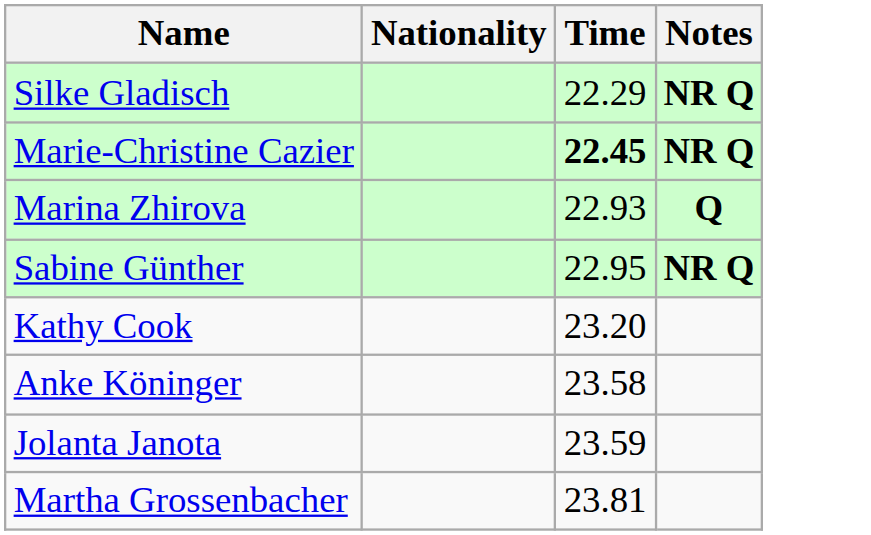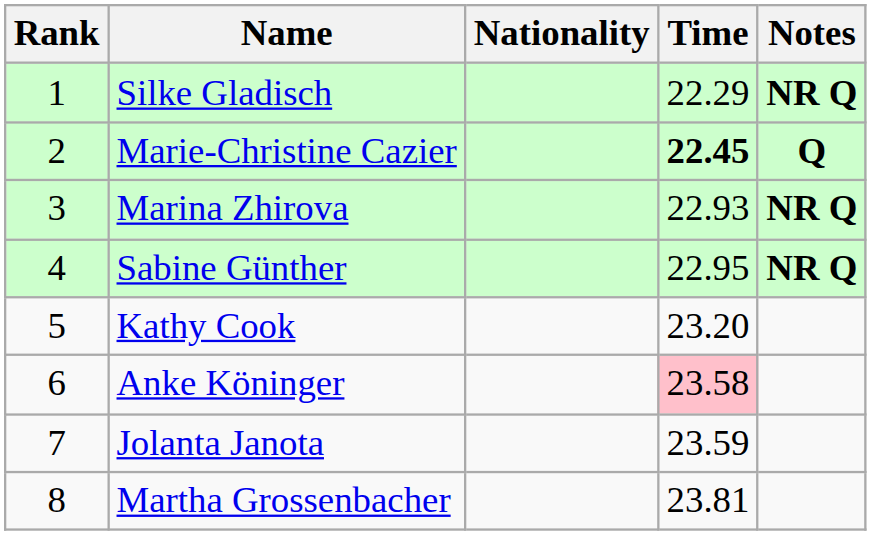+ column: (57, 33)
(709, 150) NR Q -> (812, 150) Q
(709, 208) Q -> (812, 208) NR Q
(605, 383) no background -> (708, 383) pink background
